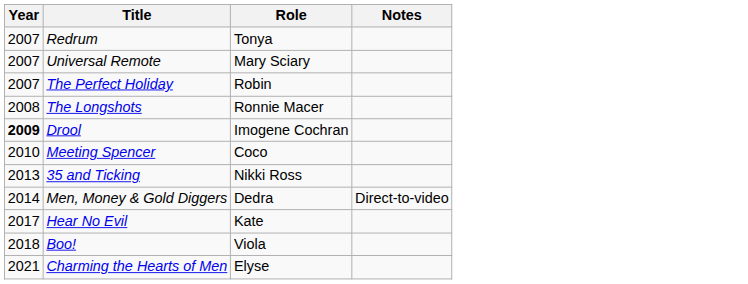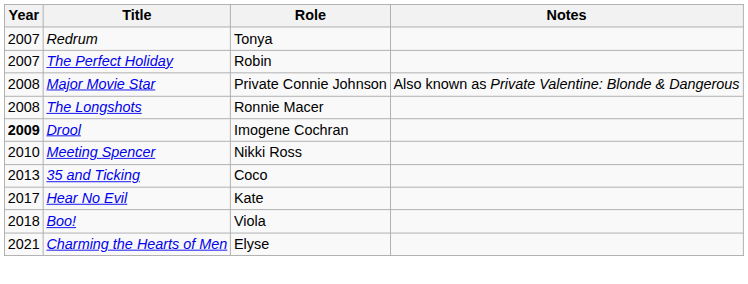- row: (104, 61)
+ row: (101, 84)
(251, 152) Coco -> (268, 152) Nikki Ross
(268, 175) Nikki Ross -> (251, 175) Coco
- row: (137, 198)
